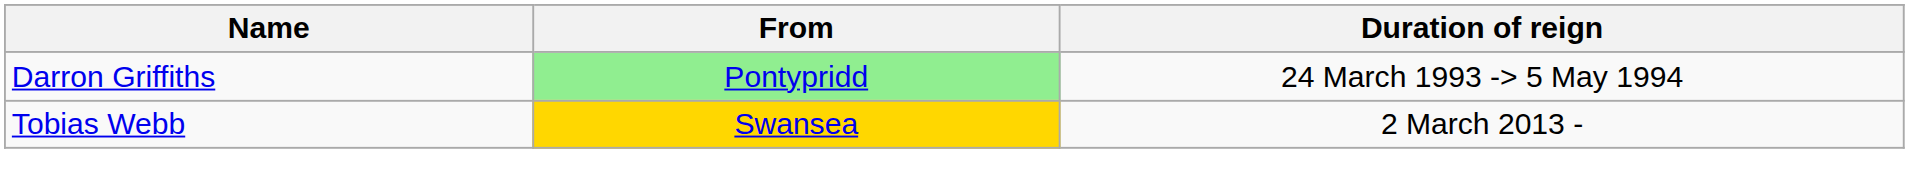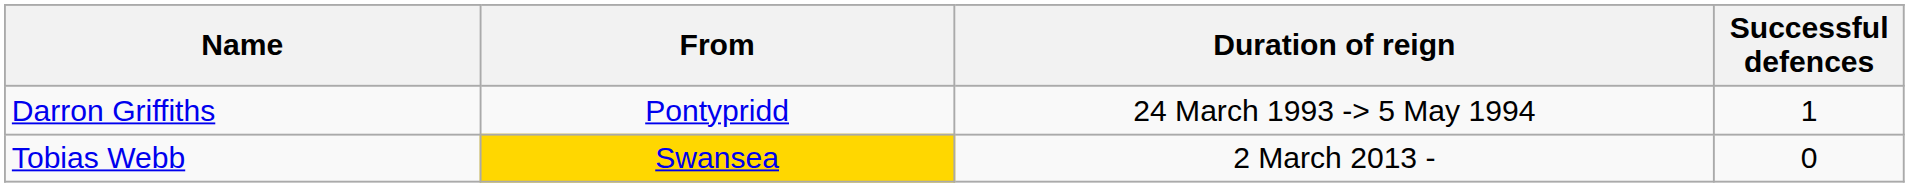+ column: (1809, 45)
(796, 76) lightgreen background -> (717, 109) no background
